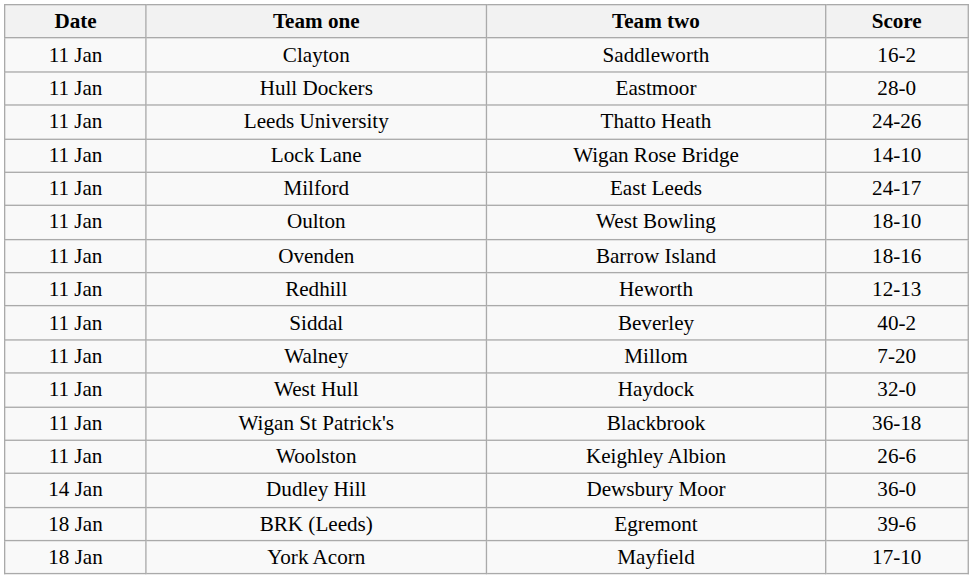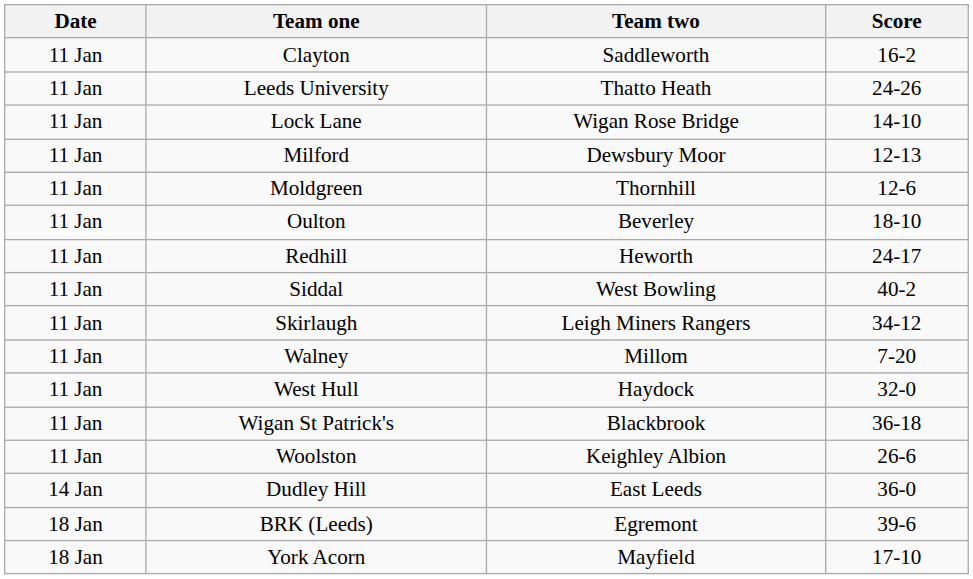- row: (316, 88)
(656, 188) East Leeds -> (656, 155) Dewsbury Moor
(897, 188) 24-17 -> (897, 155) 12-13
+ row: (316, 188)
(656, 222) West Bowling -> (656, 222) Beverley
- row: (316, 255)
(897, 289) 12-13 -> (897, 255) 24-17
(656, 322) Beverley -> (656, 289) West Bowling
+ row: (316, 322)
(656, 490) Dewsbury Moor -> (656, 490) East Leeds
